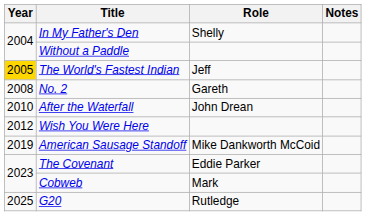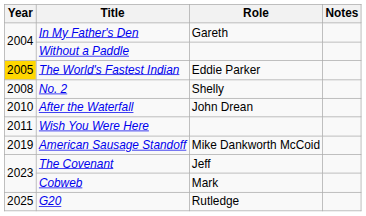(208, 32) Shelly -> (210, 32) Gareth
(201, 70) Jeff -> (226, 70) Eddie Parker
(210, 88) Gareth -> (208, 88) Shelly
(20, 126) 2012 -> (20, 126) 2011
(226, 164) Eddie Parker -> (201, 164) Jeff
